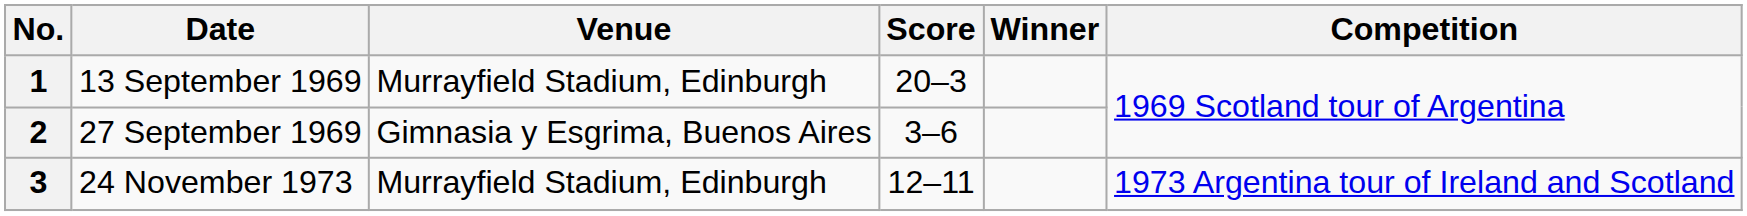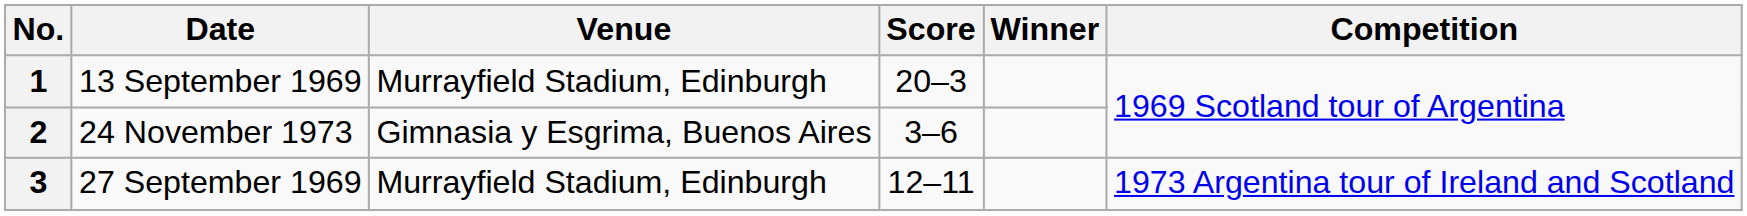(220, 132) 27 September 1969 -> (216, 132) 24 November 1973
(216, 183) 24 November 1973 -> (220, 183) 27 September 1969
